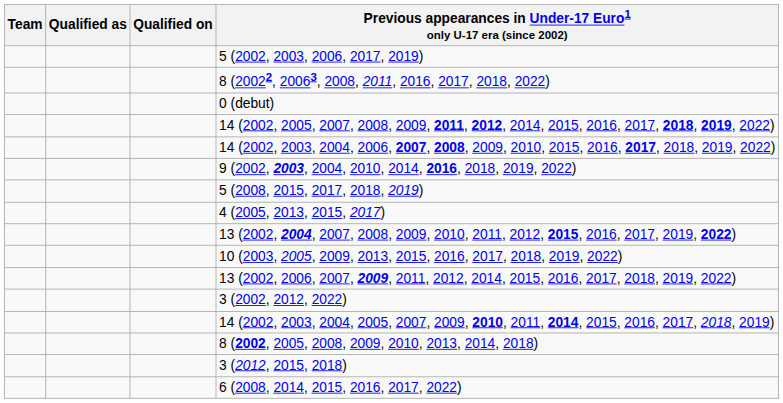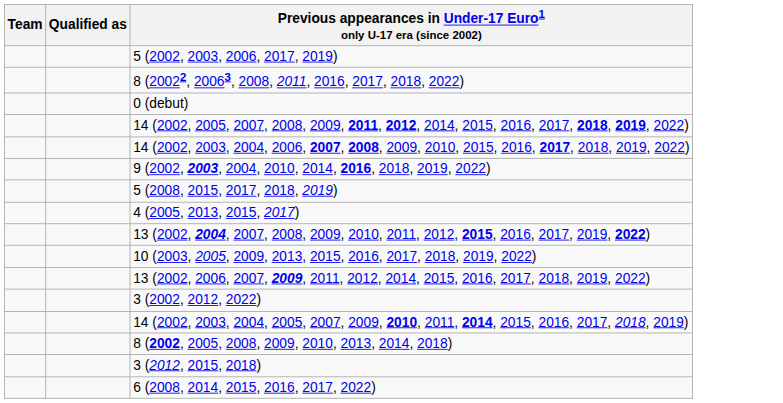- column: (173, 25)
